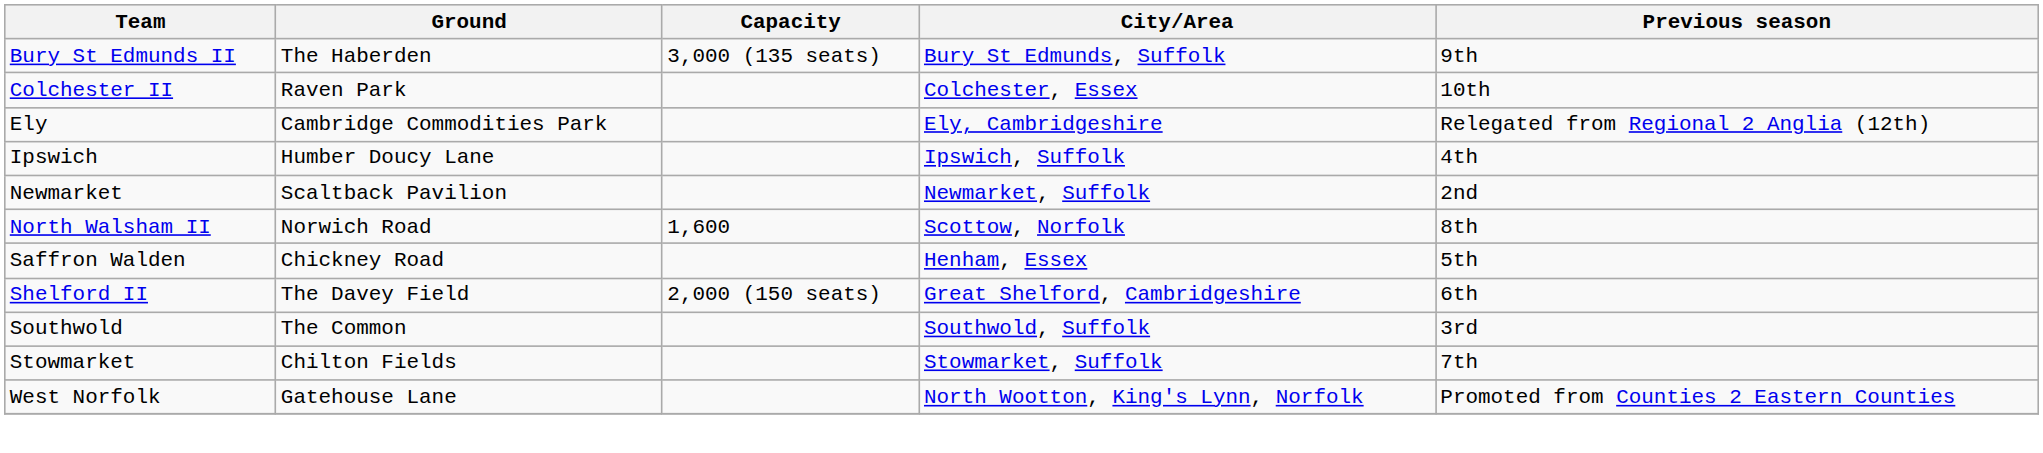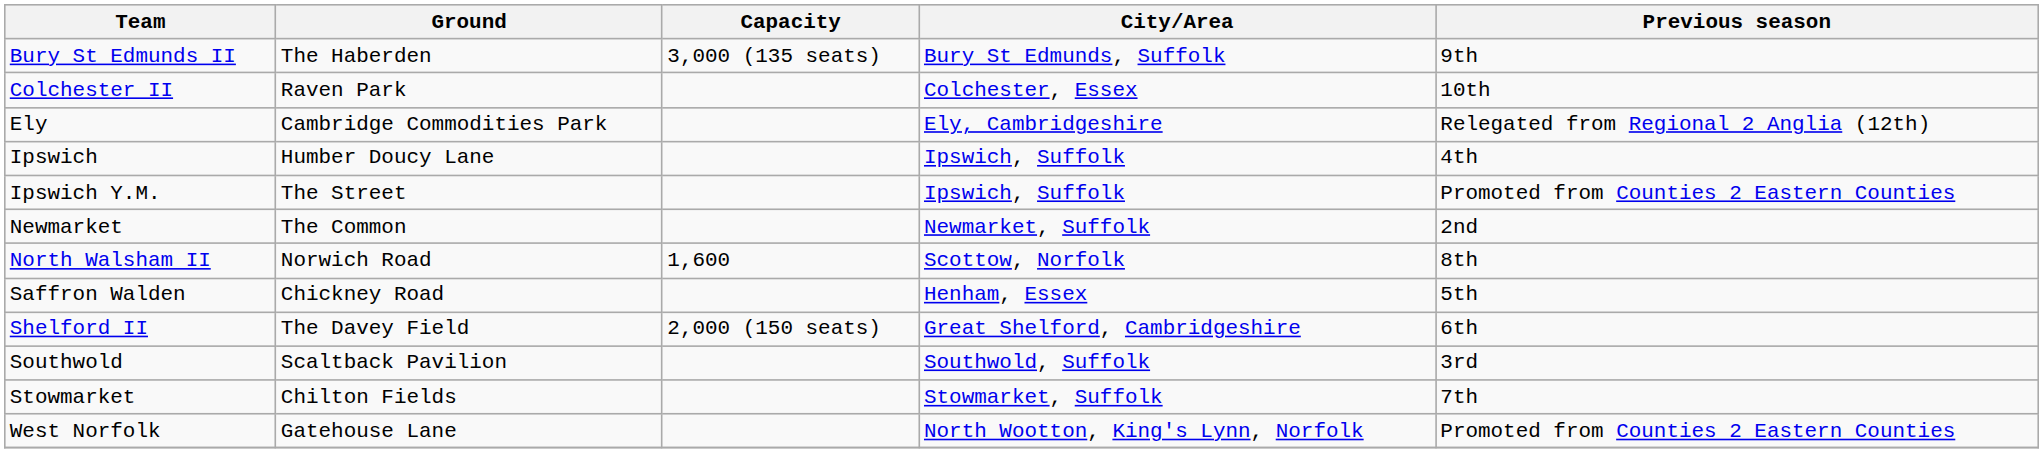+ row: (85, 192)
(394, 192) Scaltback Pavilion -> (344, 227) The Common
(344, 329) The Common -> (394, 363) Scaltback Pavilion
